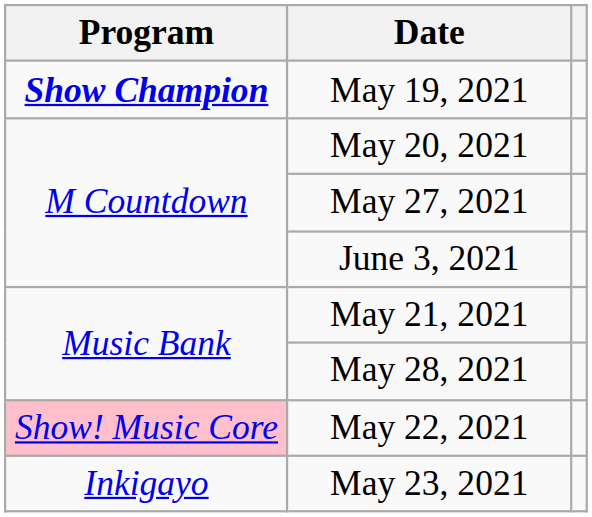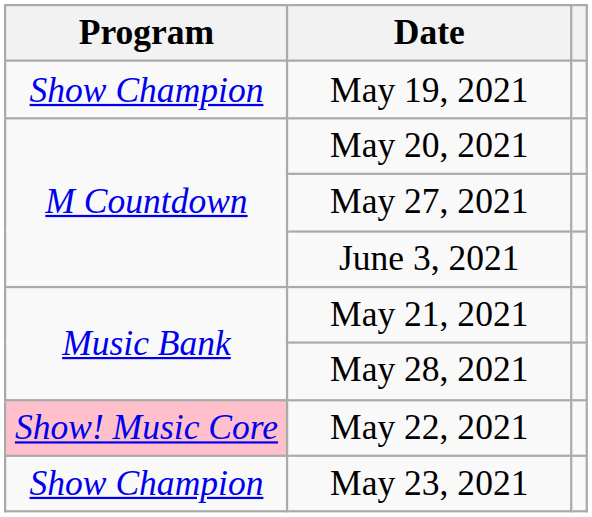(146, 88) bold -> (146, 88) normal
(146, 483) Inkigayo -> (146, 483) Show Champion
